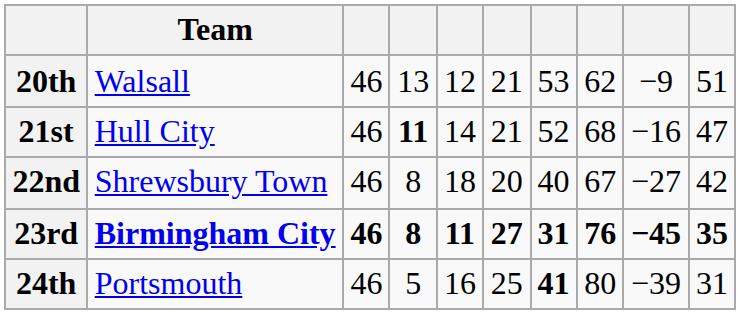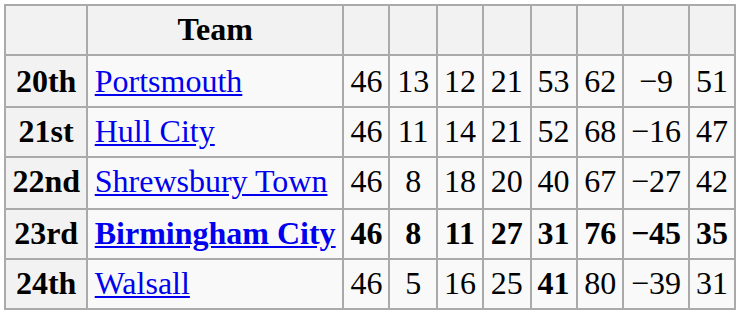(142, 80) Walsall -> (169, 80) Portsmouth
(413, 131) bold -> (413, 131) normal
(169, 283) Portsmouth -> (142, 283) Walsall
